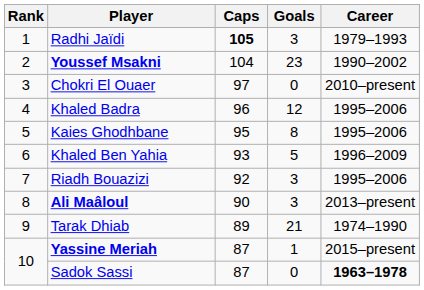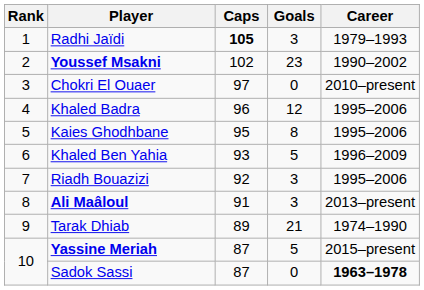(241, 62) 104 -> (241, 62) 102
(241, 202) 90 -> (241, 202) 91
(294, 249) 1 -> (294, 249) 5
